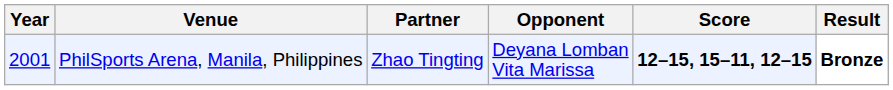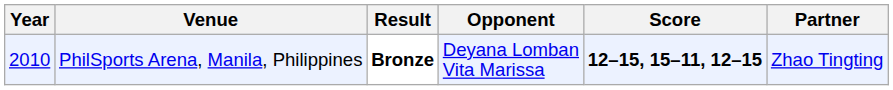columns swapped: (427, 20) <-> (852, 20)
(30, 59) 2001 -> (30, 59) 2010
